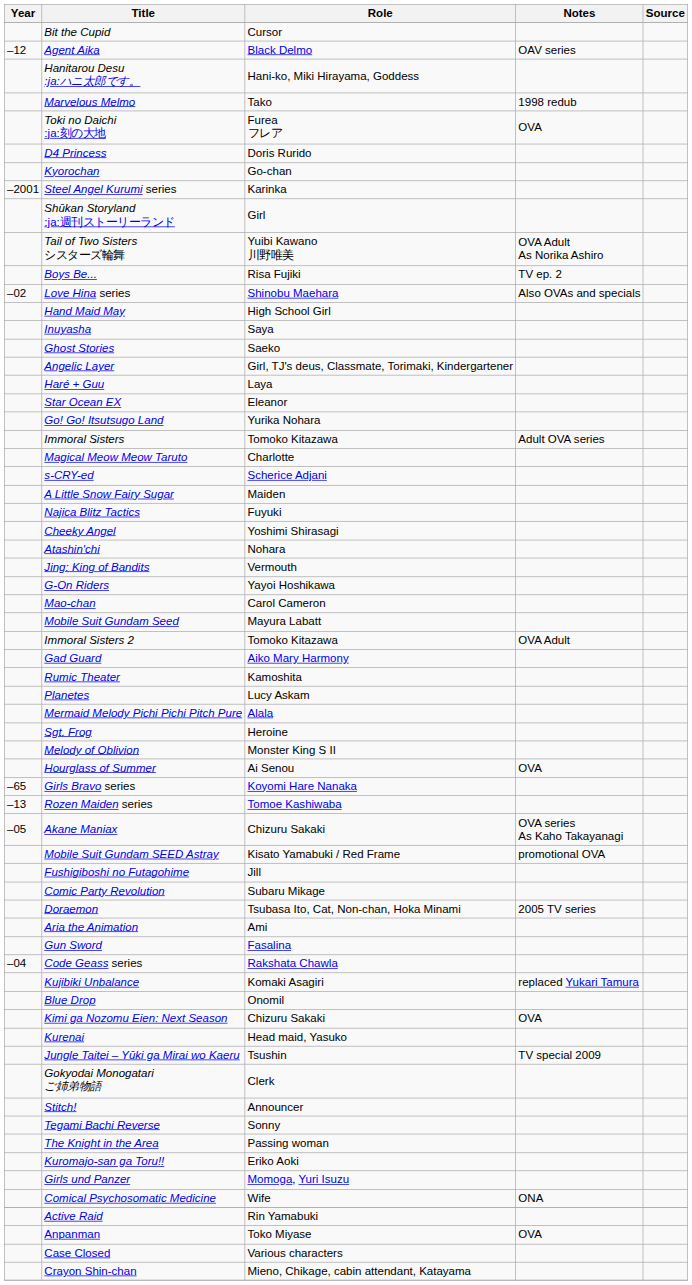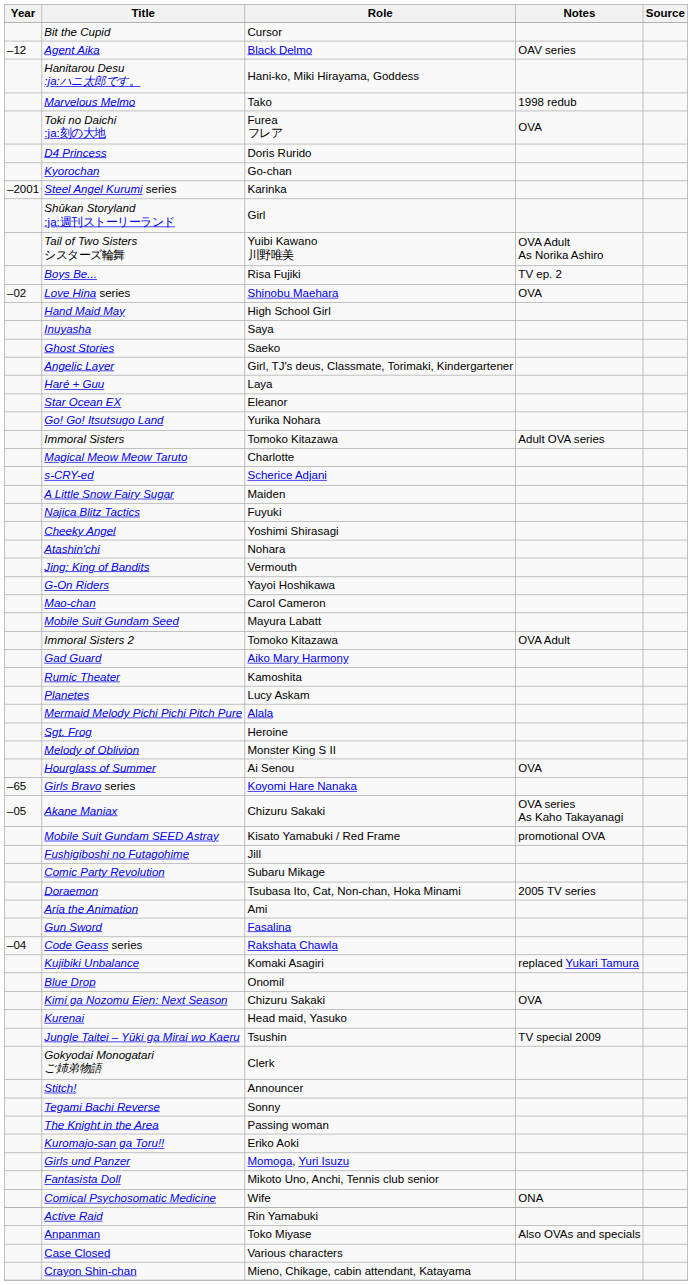(579, 293) Also OVAs and specials -> (530, 293) OVA
- row: (98, 804)
+ row: (82, 1180)
(530, 1234) OVA -> (579, 1234) Also OVAs and specials
